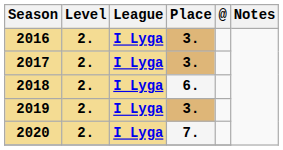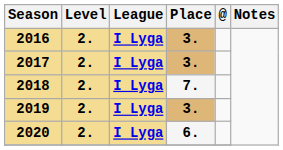(191, 86) 6. -> (191, 86) 7.
(191, 133) 7. -> (191, 133) 6.
